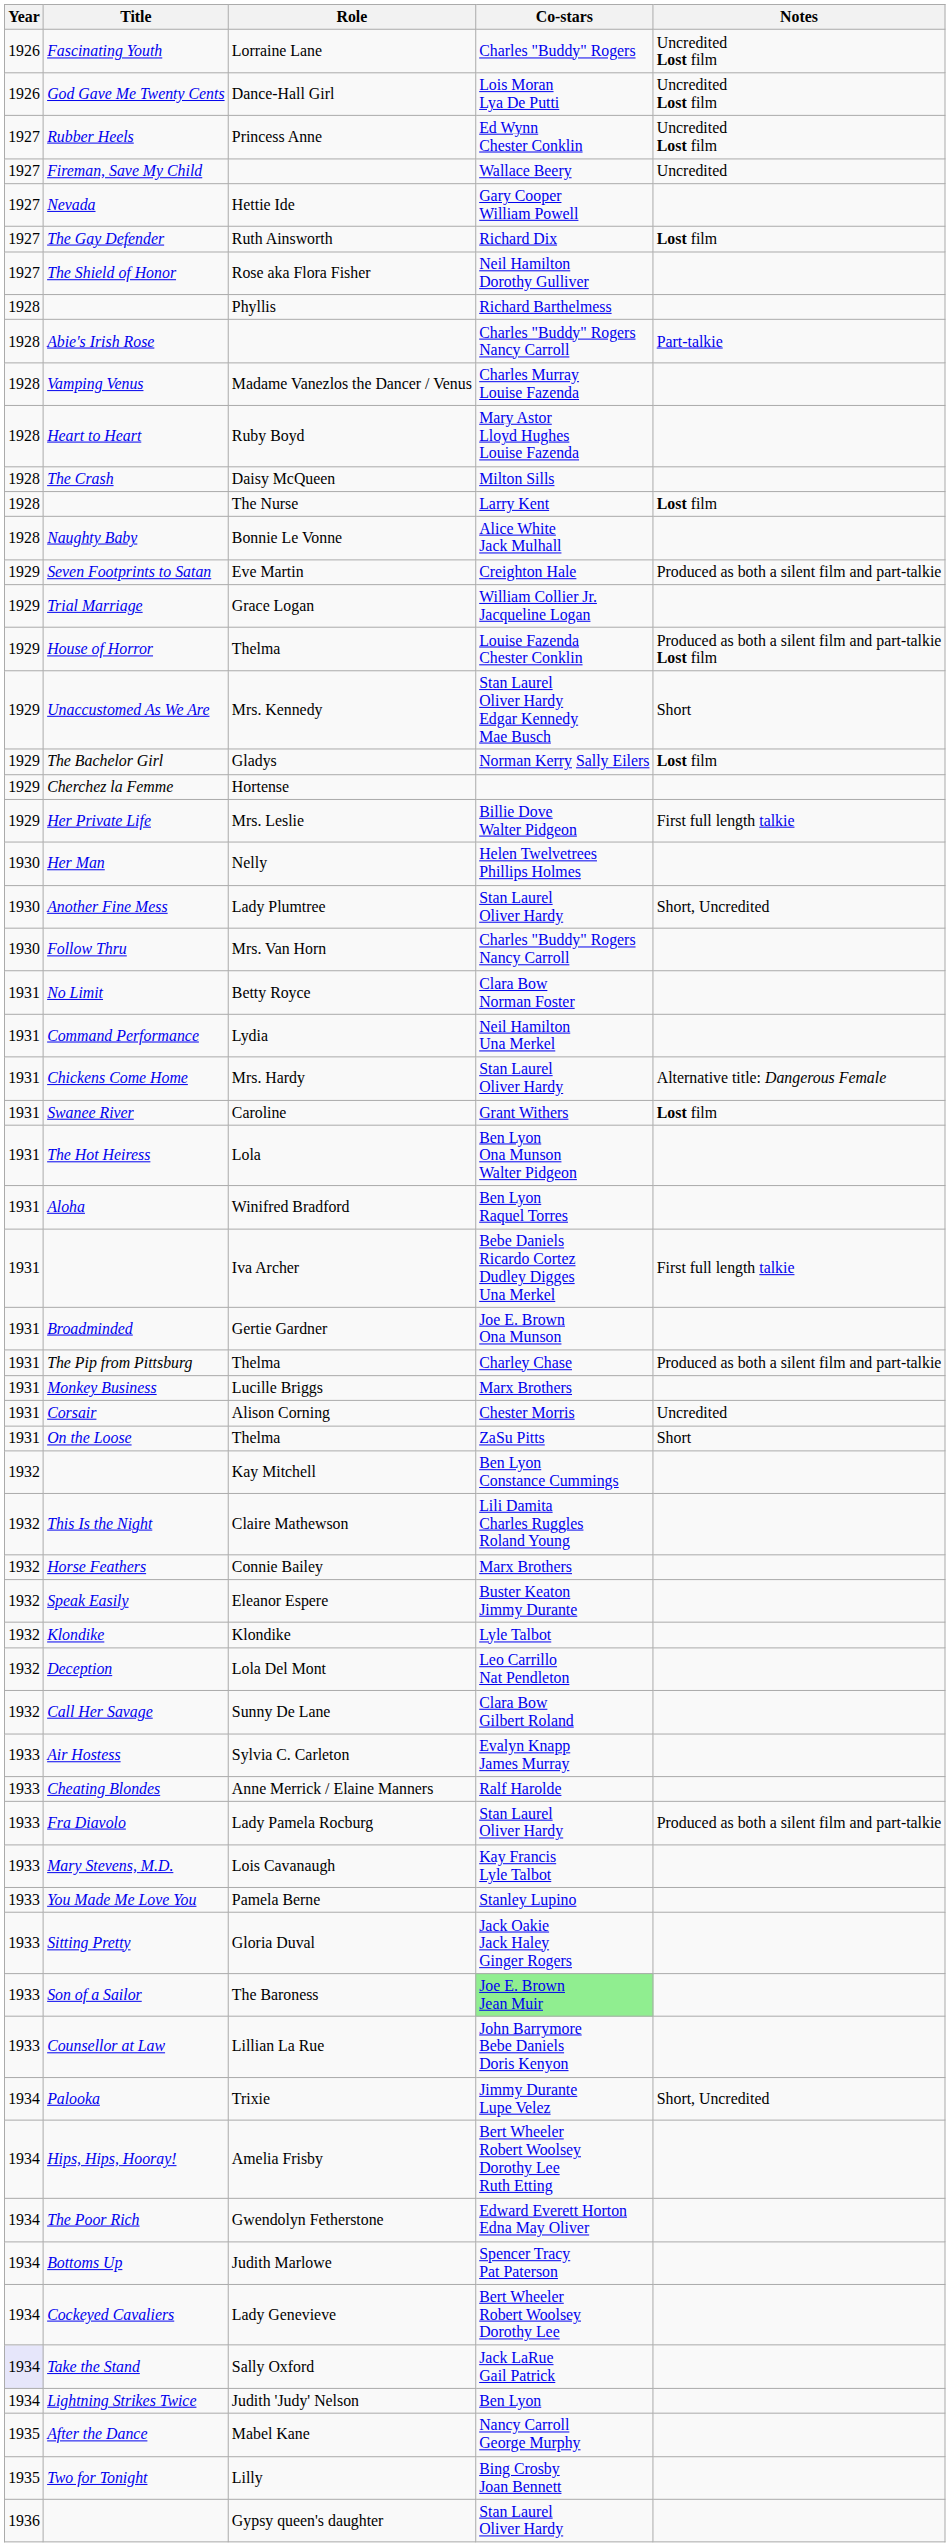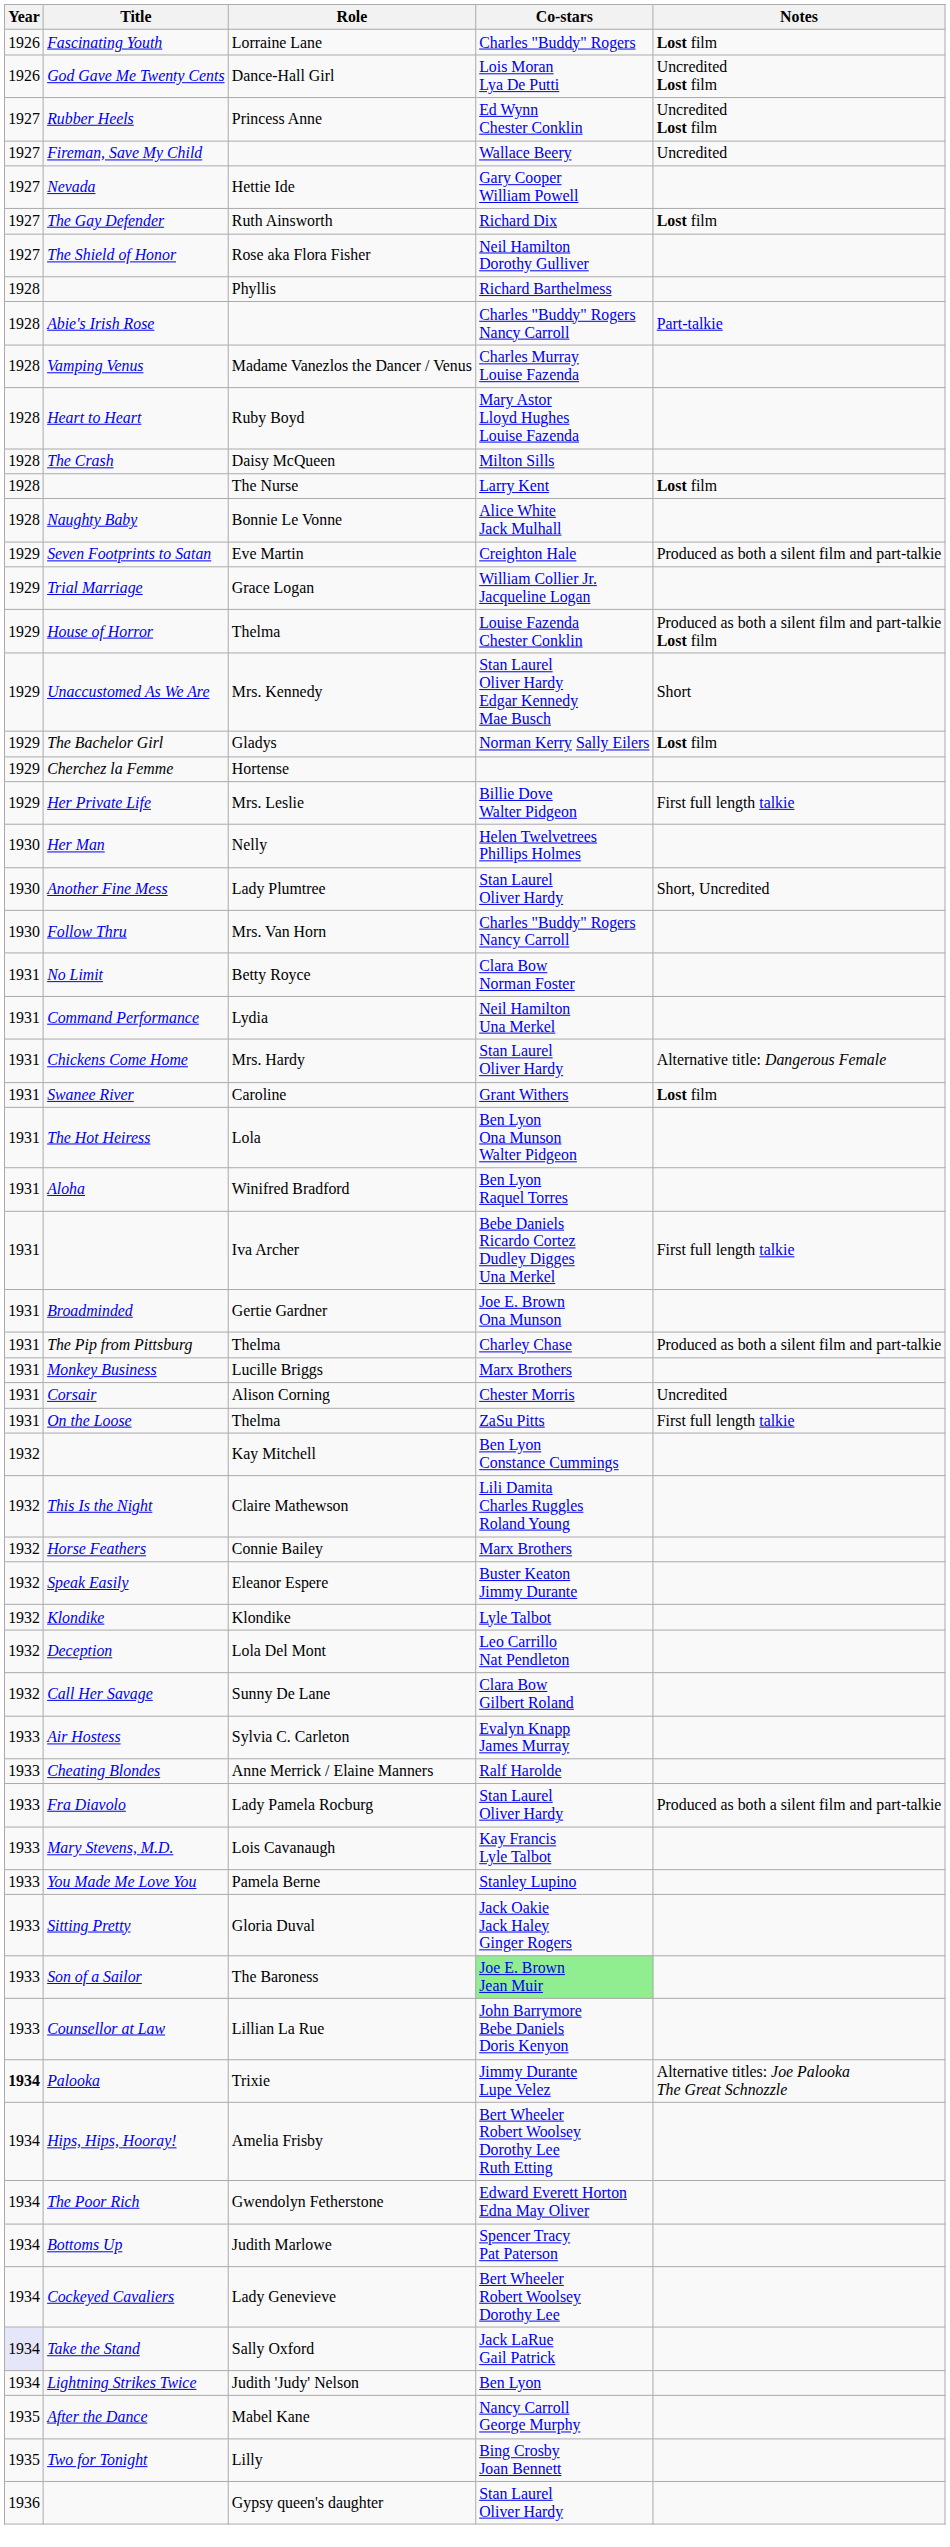(692, 51) Uncredited Lost film -> (687, 42) Lost film
(674, 1438) Short -> (726, 1420) First full length talkie
(24, 2098) normal -> (24, 2080) bold
(713, 2098) Short, Uncredited -> (753, 2080) Alternative titles: Joe Palooka The Great Schnozzle
